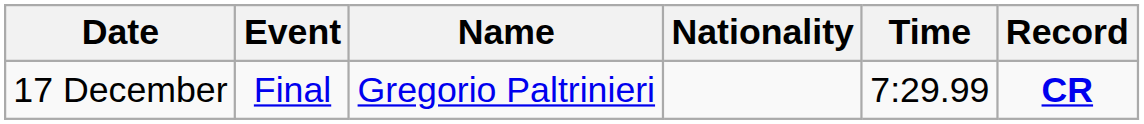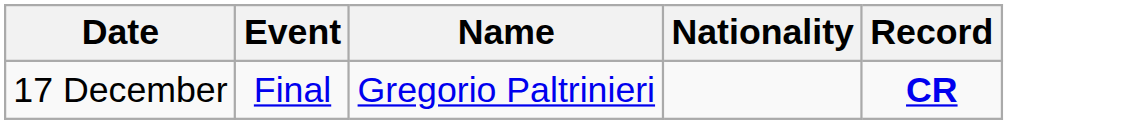- column: (930, 32)
